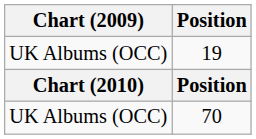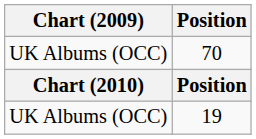rows swapped: (212, 52) <-> (212, 117)
